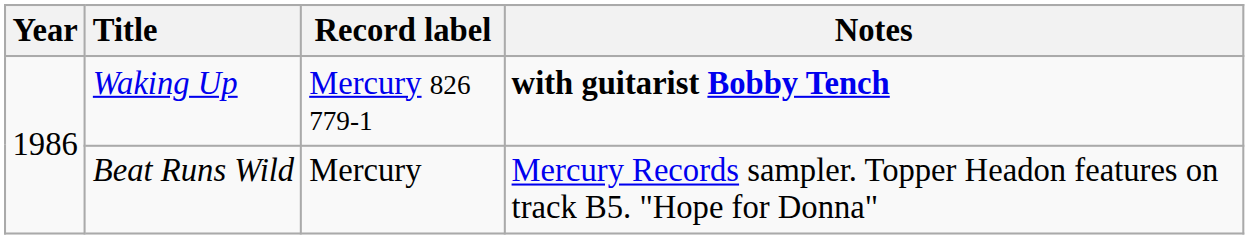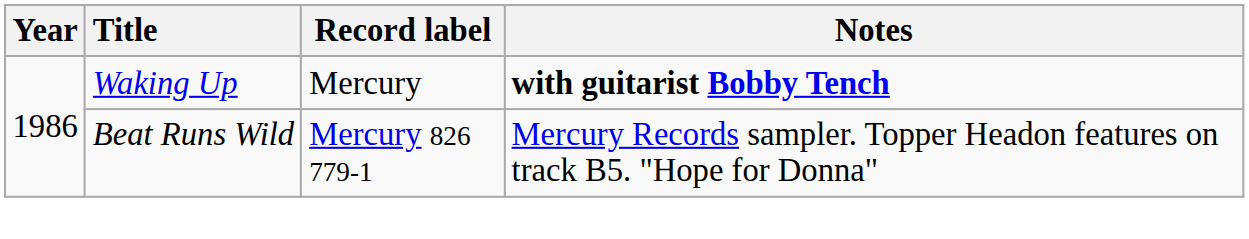(390, 100) Mercury 826 779-1 -> (365, 82) Mercury
(365, 170) Mercury -> (390, 152) Mercury 826 779-1
